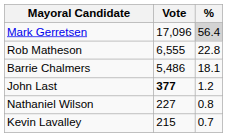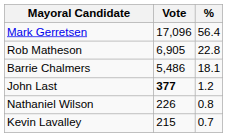(209, 31) lightgrey background -> (209, 31) no background
(171, 50) 6,555 -> (171, 50) 6,905
(166, 104) 227 -> (166, 104) 226
